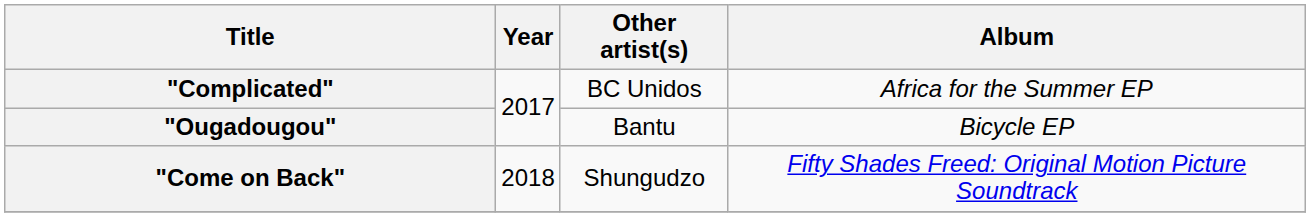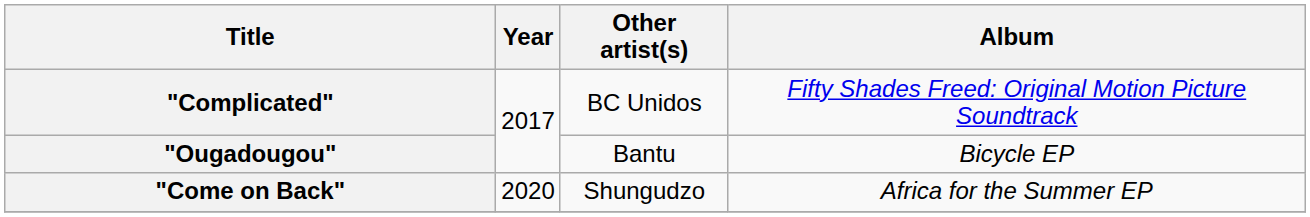(1017, 88) Africa for the Summer EP -> (1017, 102) Fifty Shades Freed: Original Motion Picture Soundtrack
(528, 178) 2018 -> (528, 191) 2020
(1017, 178) Fifty Shades Freed: Original Motion Picture Soundtrack -> (1017, 191) Africa for the Summer EP
